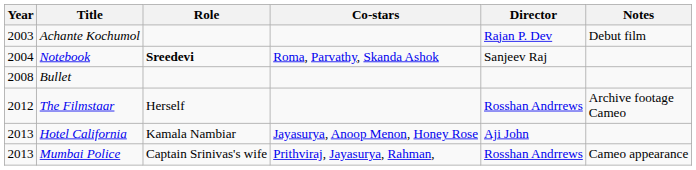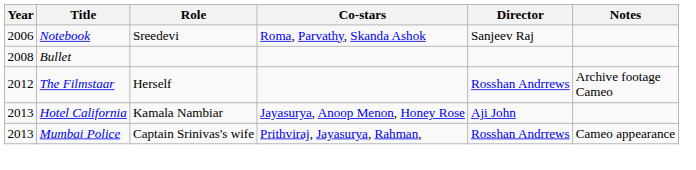- row: (90, 35)
(21, 56) 2004 -> (21, 35) 2006
(170, 56) bold -> (156, 35) normal
